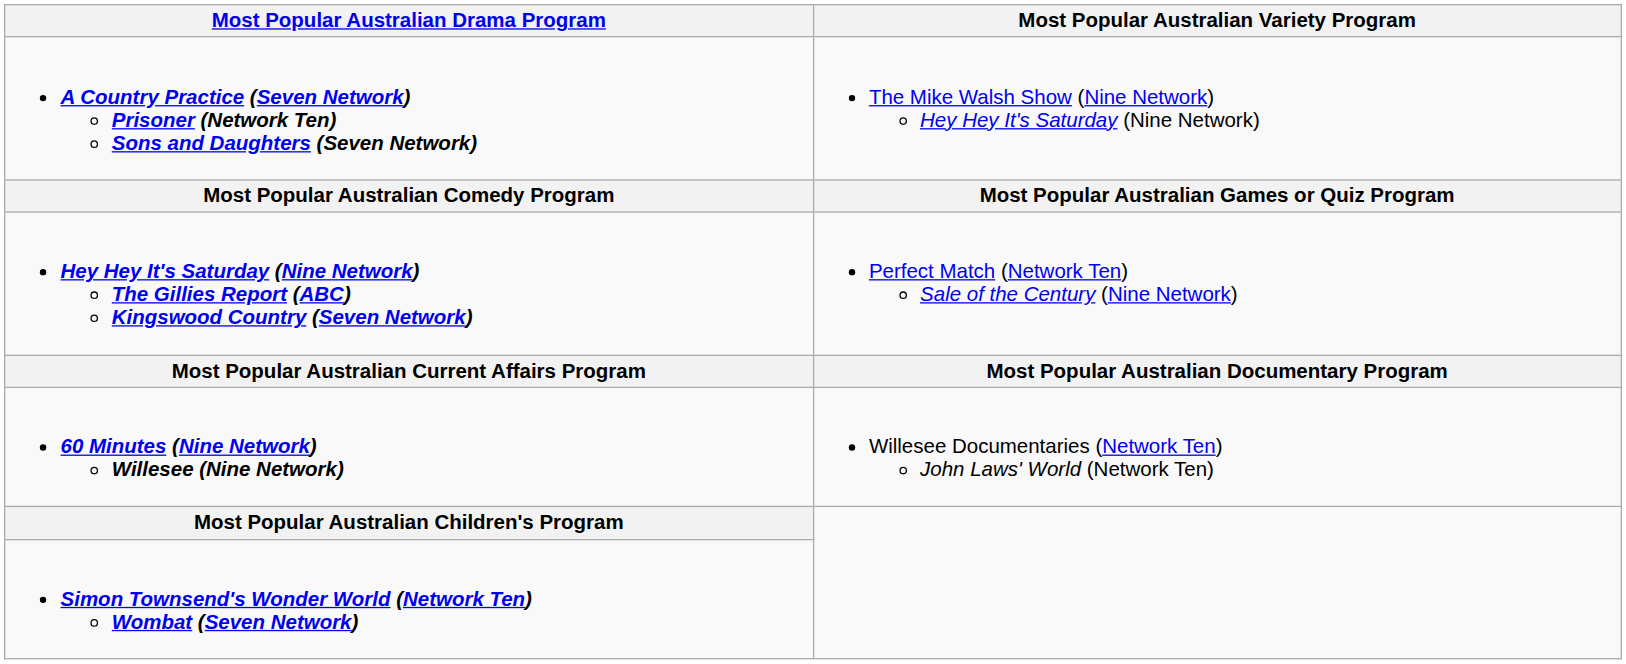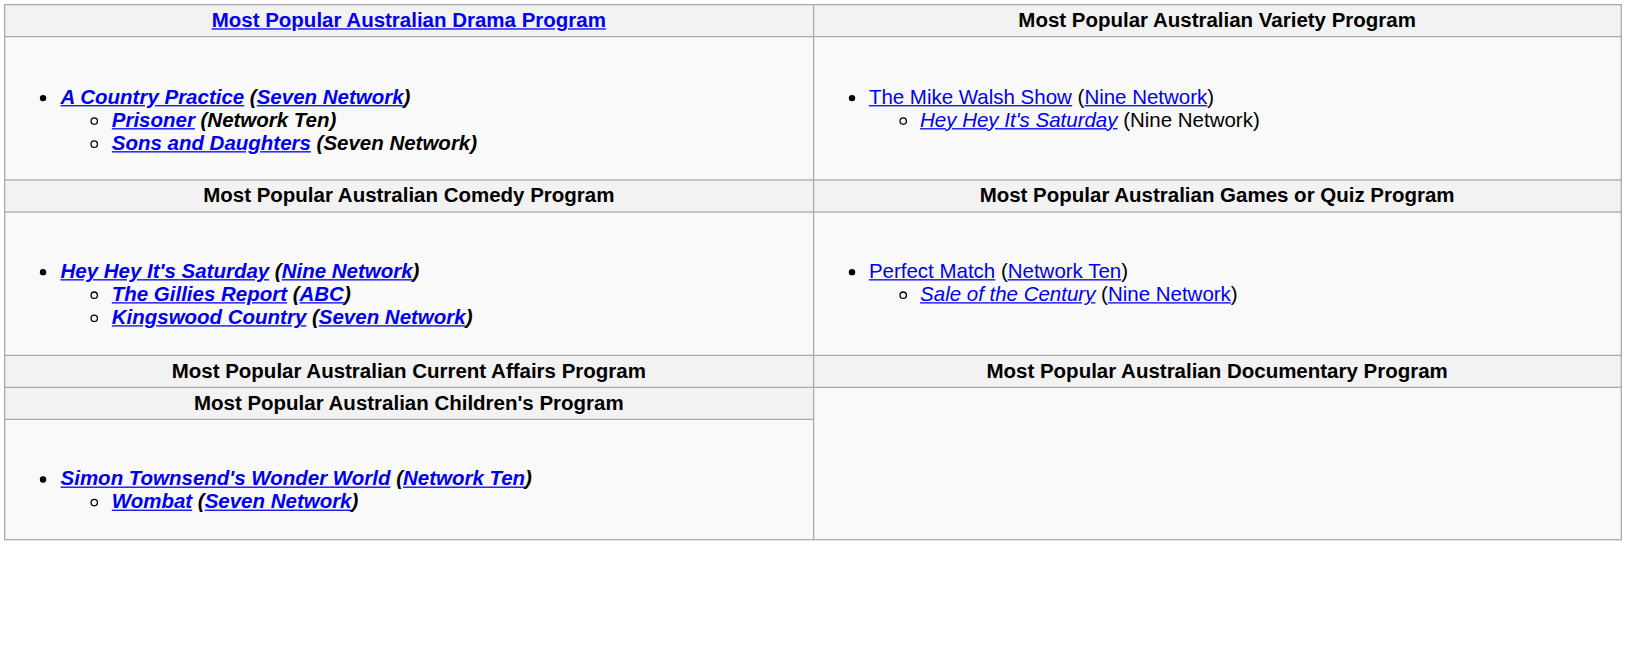- row: (409, 458)
